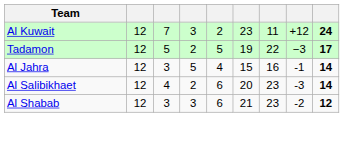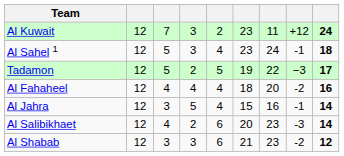+ row: (32, 51)
+ row: (37, 88)
